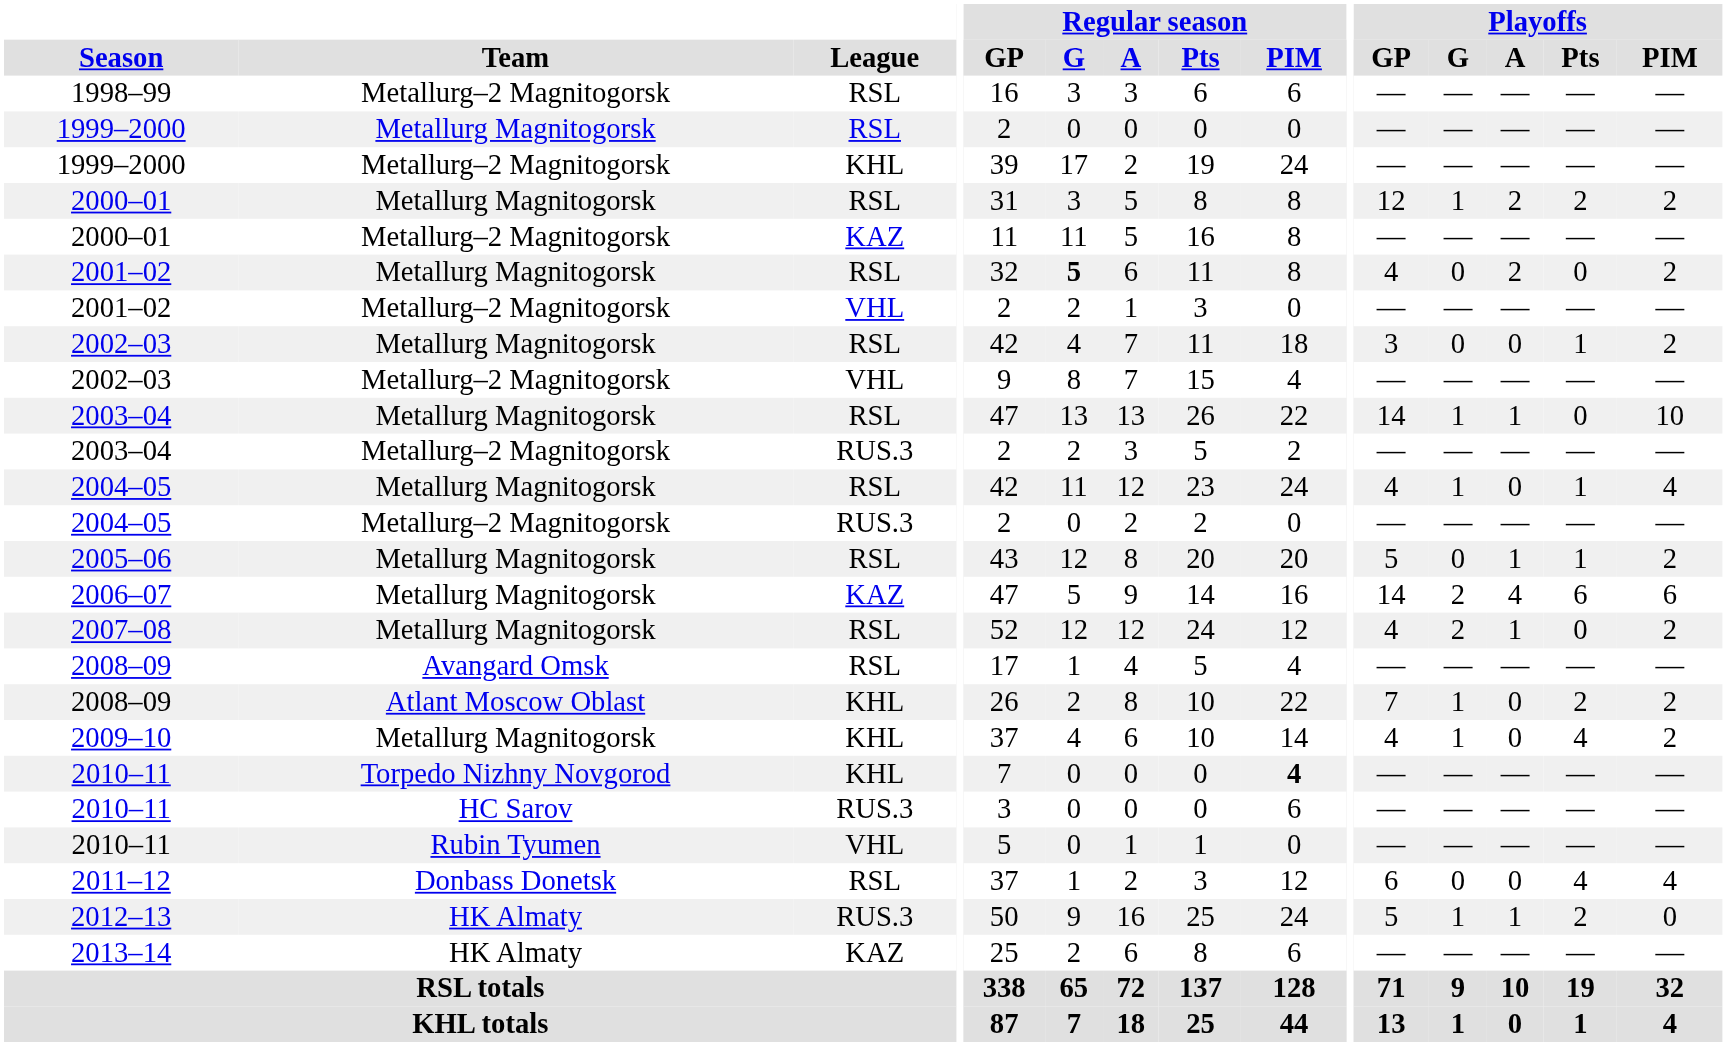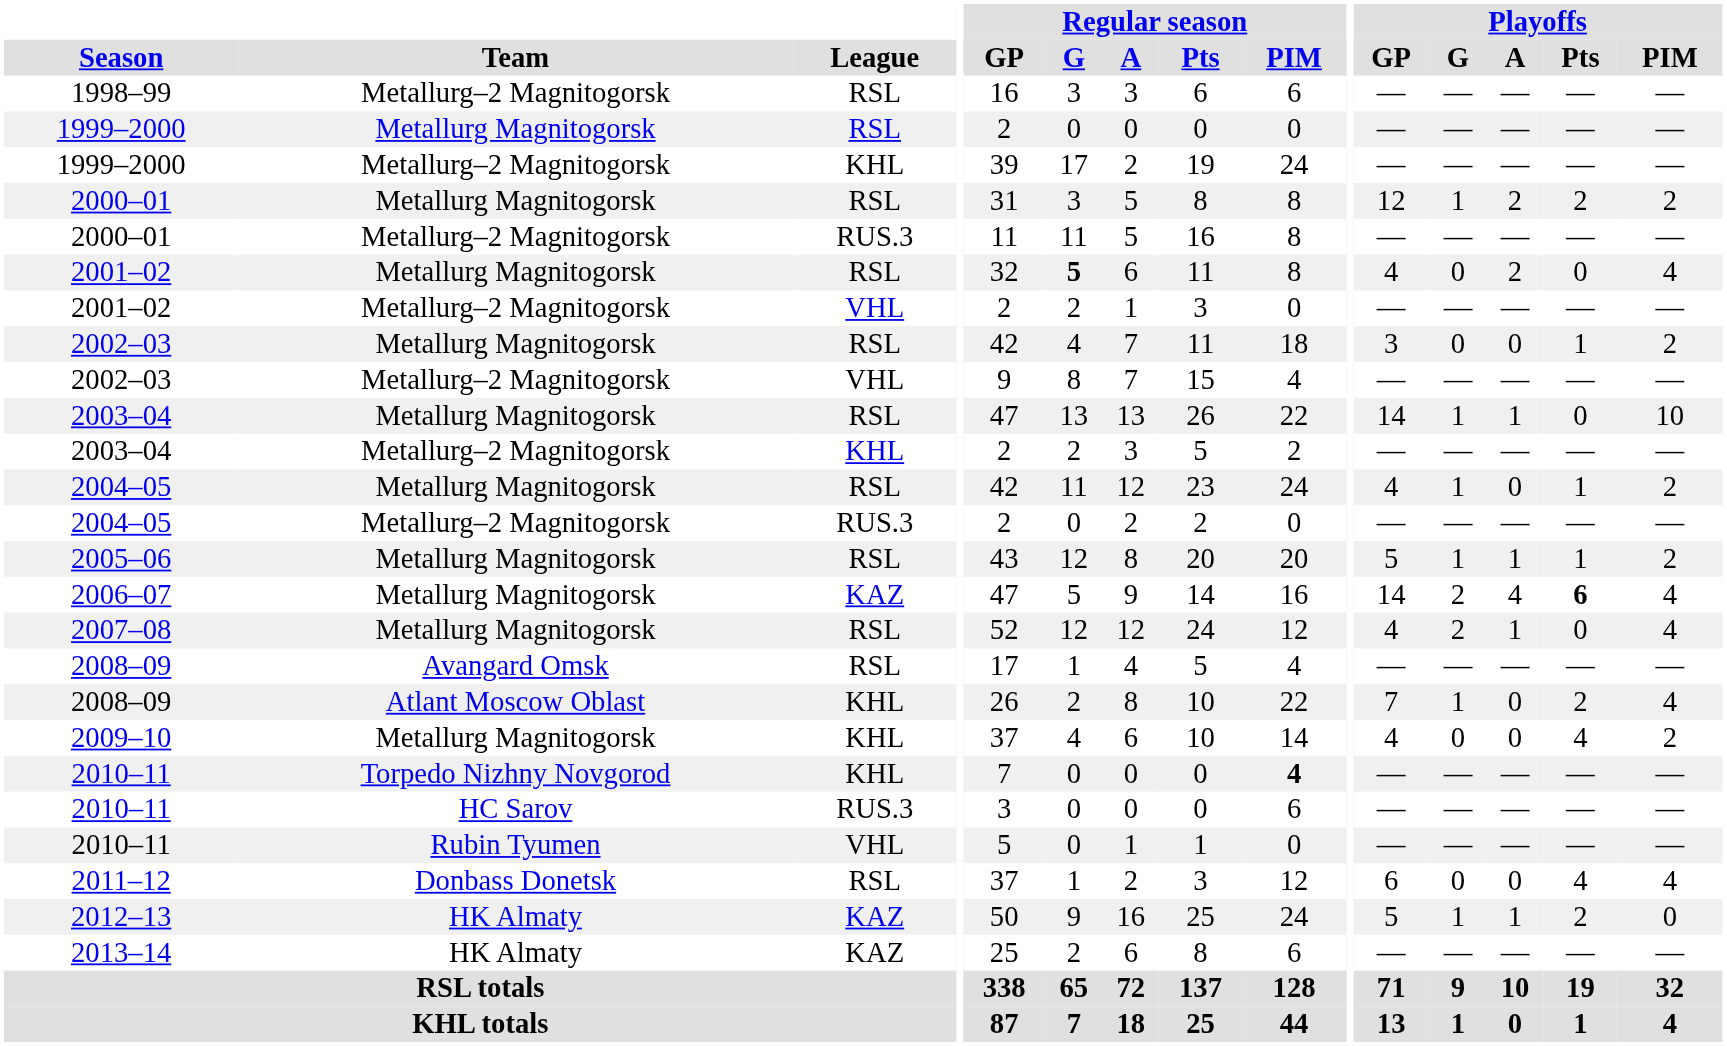(875, 236) KAZ -> (875, 236) RUS.3
(1670, 272) 2 -> (1670, 272) 4
(875, 451) RUS.3 -> (875, 451) KHL
(1670, 486) 4 -> (1670, 486) 2
(1458, 558) 0 -> (1458, 558) 1
(1580, 594) normal -> (1580, 594) bold
(1670, 594) 6 -> (1670, 594) 4
(1670, 630) 2 -> (1670, 630) 4
(1670, 701) 2 -> (1670, 701) 4
(1458, 737) 1 -> (1458, 737) 0
(875, 916) RUS.3 -> (875, 916) KAZ
